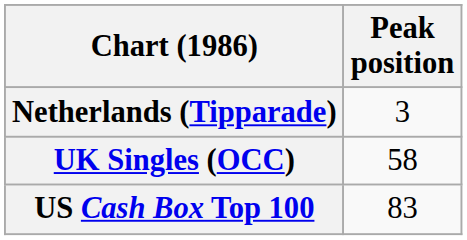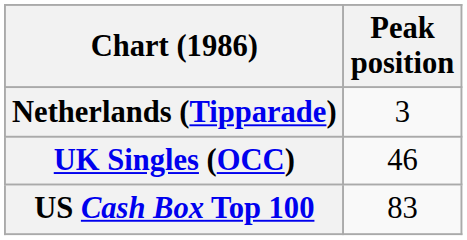(403, 160) 58 -> (403, 160) 46
